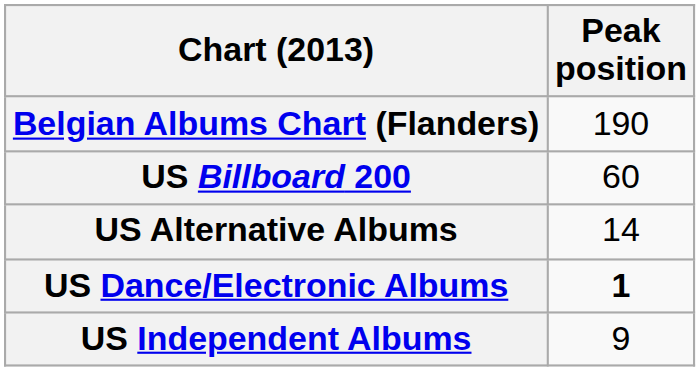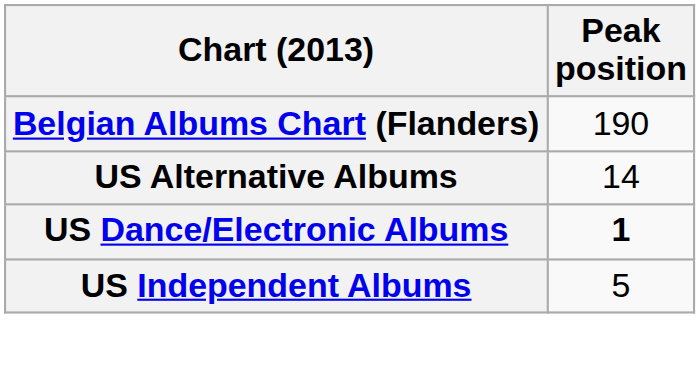- row: (276, 177)
(621, 338) 9 -> (621, 284) 5
